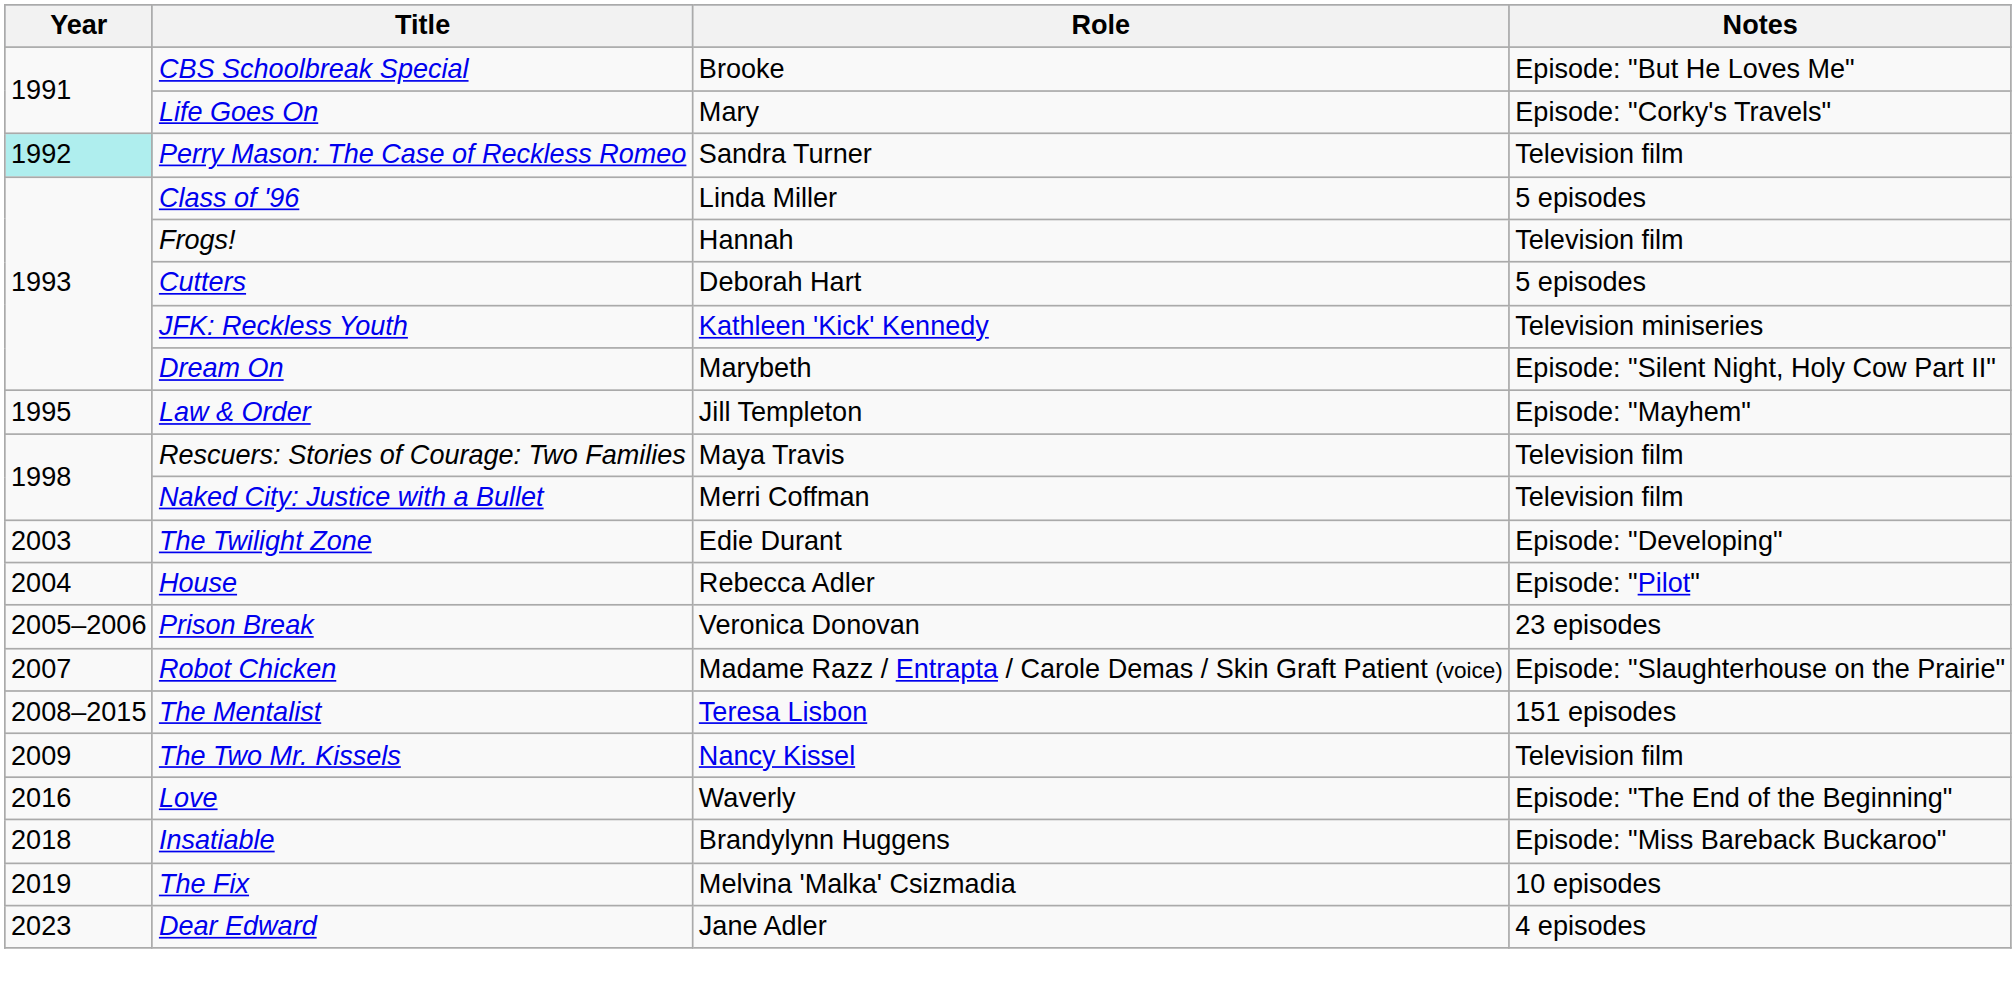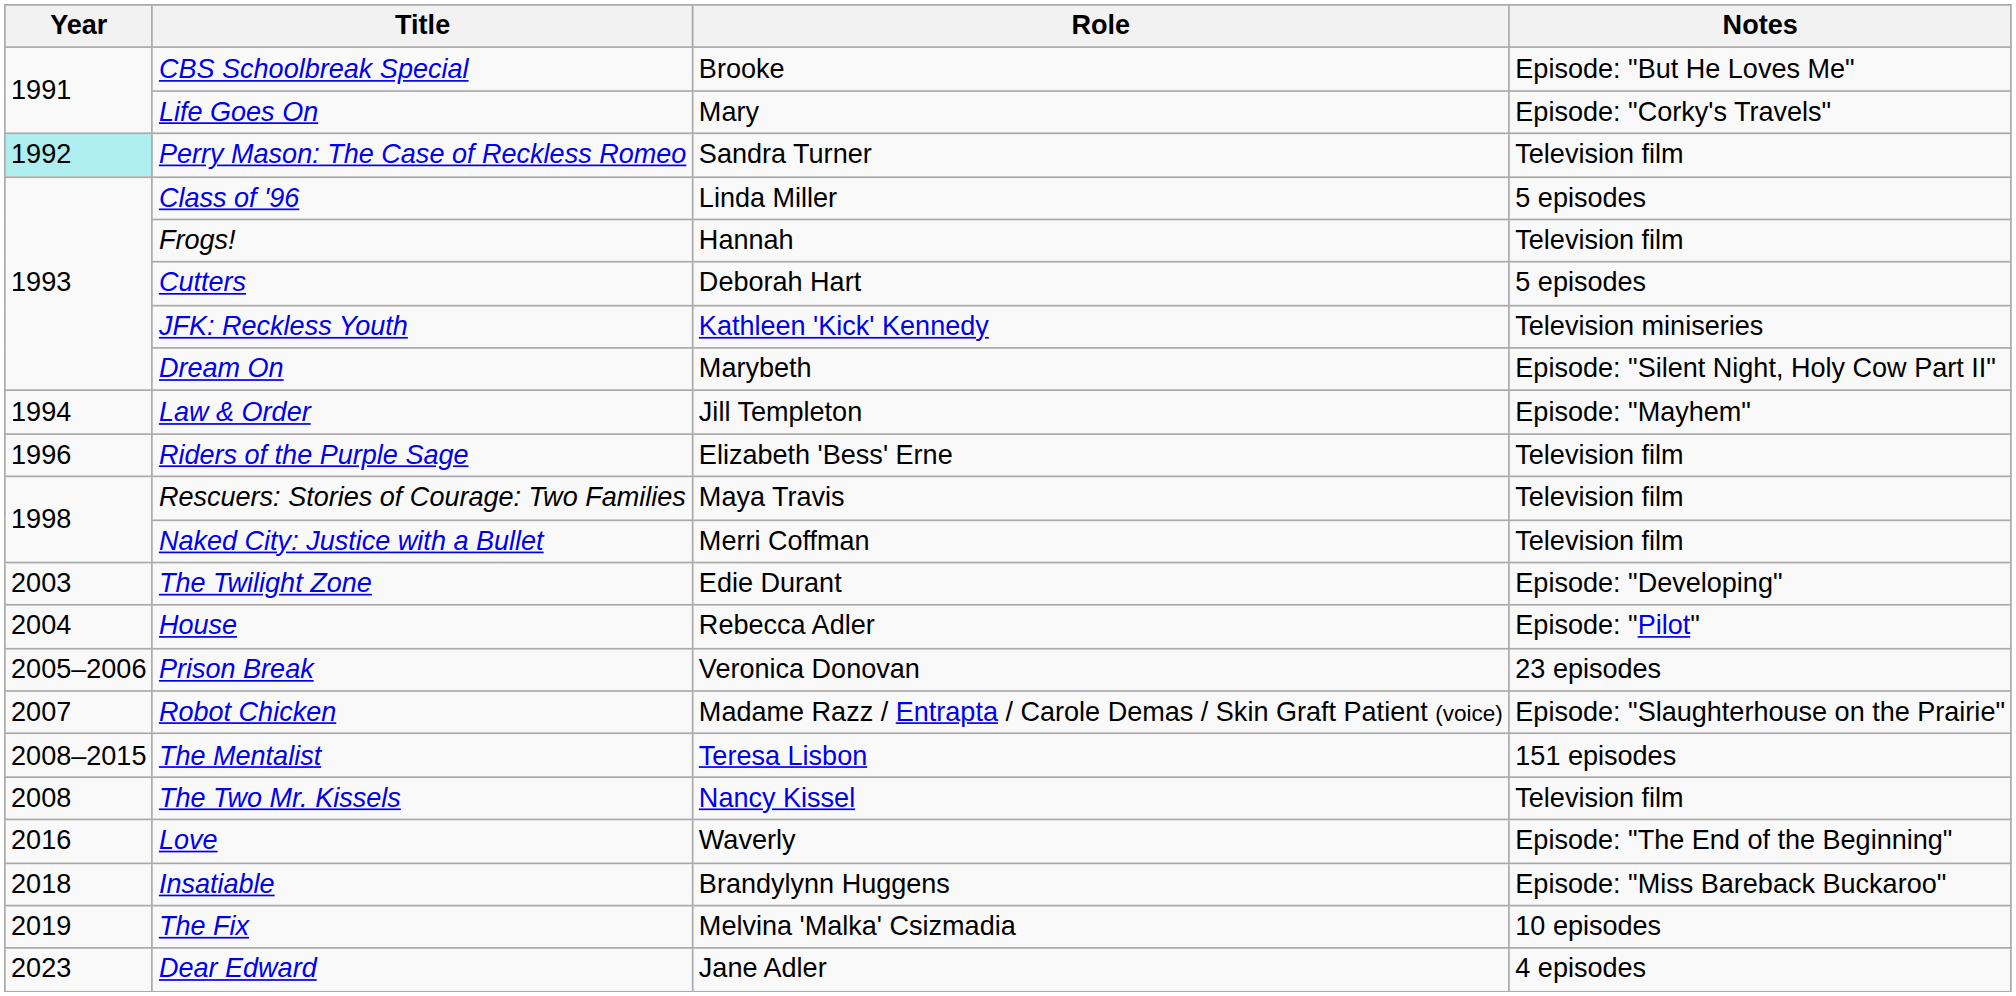(41, 411) 1995 -> (41, 411) 1994
+ row: (314, 454)
(41, 754) 2009 -> (41, 797) 2008
